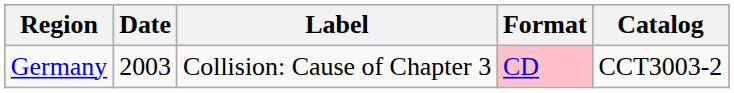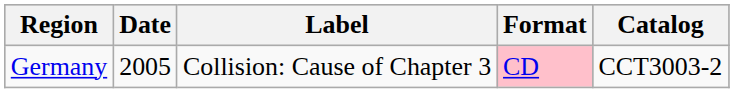(145, 66) 2003 -> (145, 66) 2005
